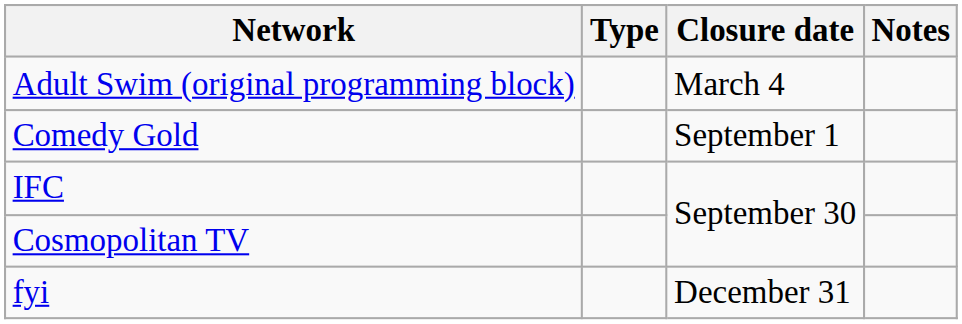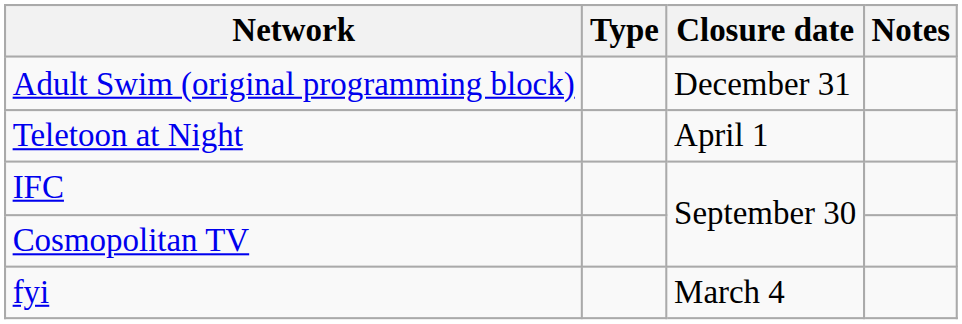(729, 82) March 4 -> (762, 82) December 31
+ row: (128, 135)
- row: (106, 135)
(762, 291) December 31 -> (729, 291) March 4
